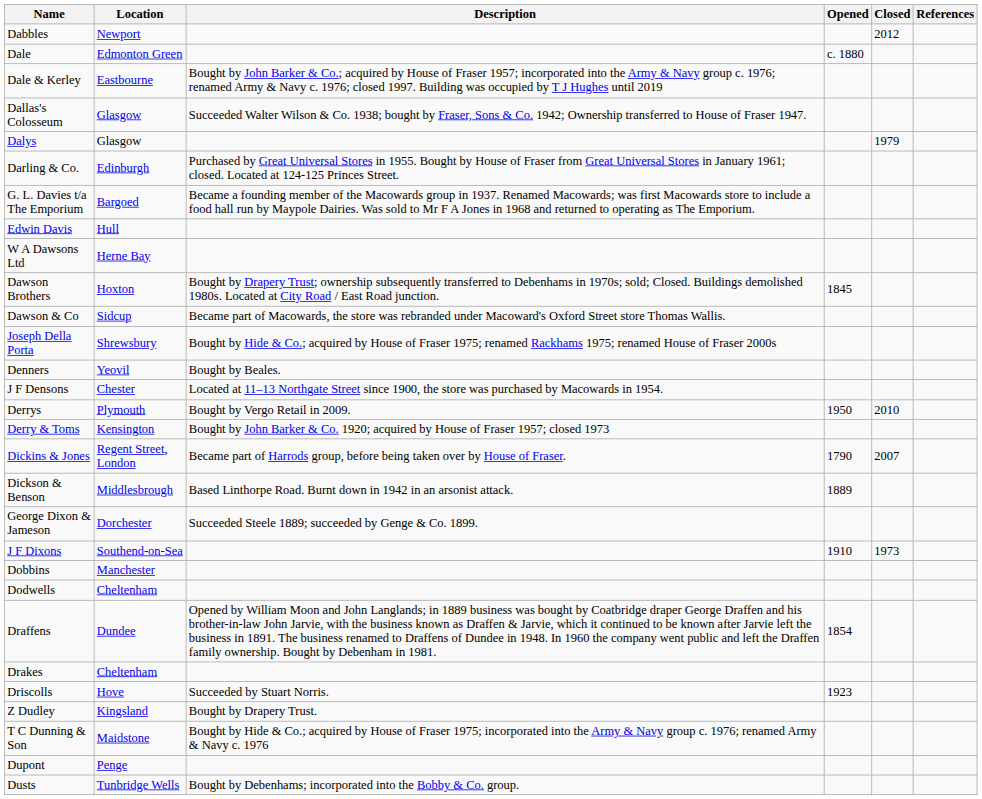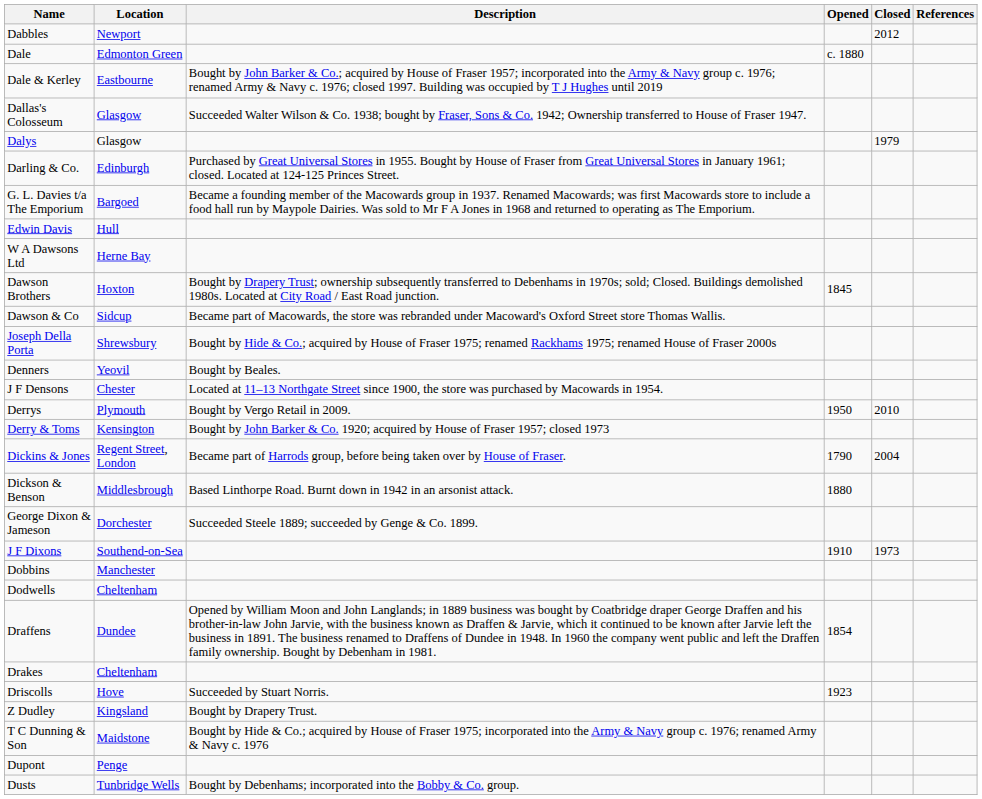(887, 456) 2007 -> (887, 456) 2004
(839, 490) 1889 -> (839, 490) 1880
